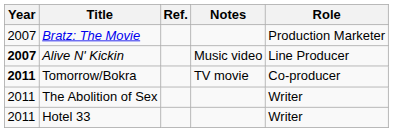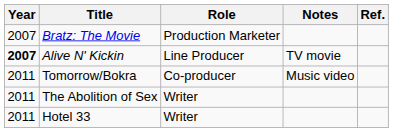columns swapped: (327, 14) <-> (176, 14)
(228, 55) Music video -> (313, 55) TV movie
(21, 76) bold -> (21, 76) normal
(221, 76) TV movie -> (320, 76) Music video
